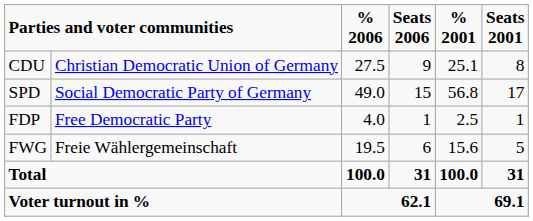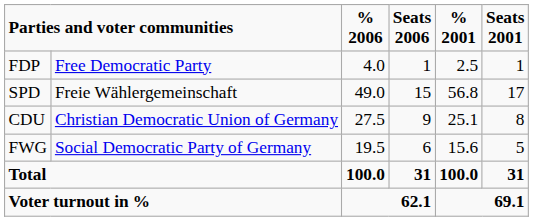rows swapped: (27, 65) <-> (24, 119)
(183, 92) Social Democratic Party of Germany -> (146, 92) Freie Wählergemeinschaft
(146, 147) Freie Wählergemeinschaft -> (183, 147) Social Democratic Party of Germany
